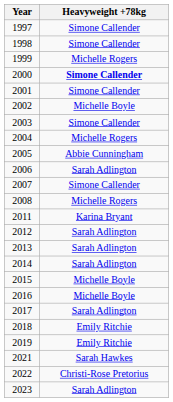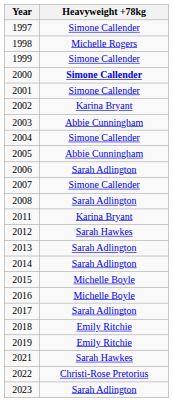(104, 43) Simone Callender -> (104, 43) Michelle Rogers
(104, 59) Michelle Rogers -> (104, 59) Simone Callender
(104, 106) Michelle Boyle -> (104, 106) Karina Bryant
(104, 122) Simone Callender -> (104, 122) Abbie Cunningham
(104, 138) Michelle Rogers -> (104, 138) Simone Callender
(104, 201) Michelle Rogers -> (104, 201) Sarah Adlington
(104, 232) Sarah Adlington -> (104, 232) Sarah Hawkes
